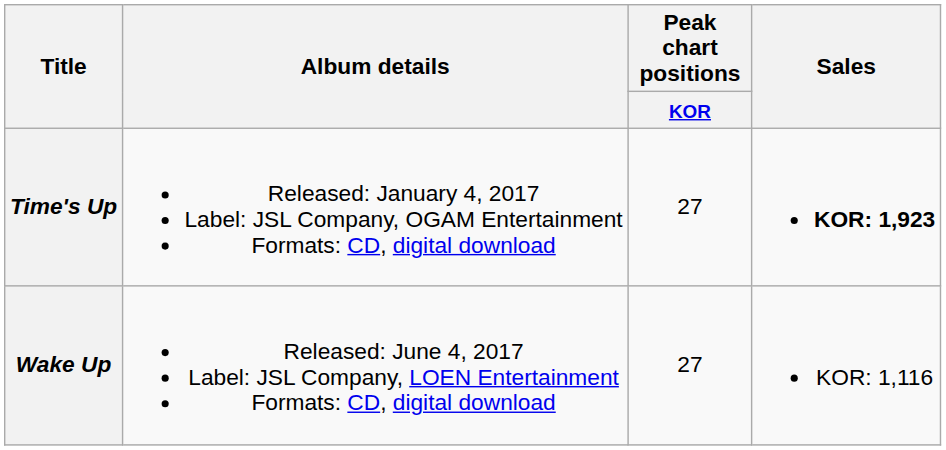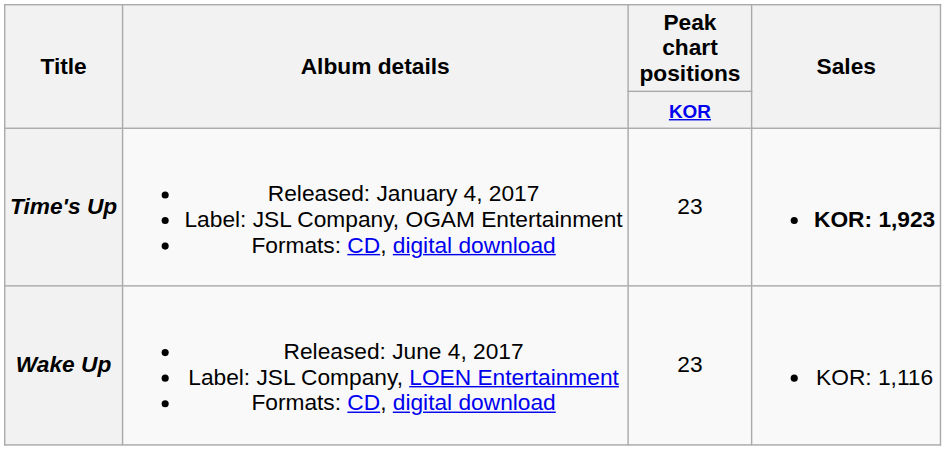(690, 206) 27 -> (690, 206) 23
(690, 364) 27 -> (690, 364) 23
